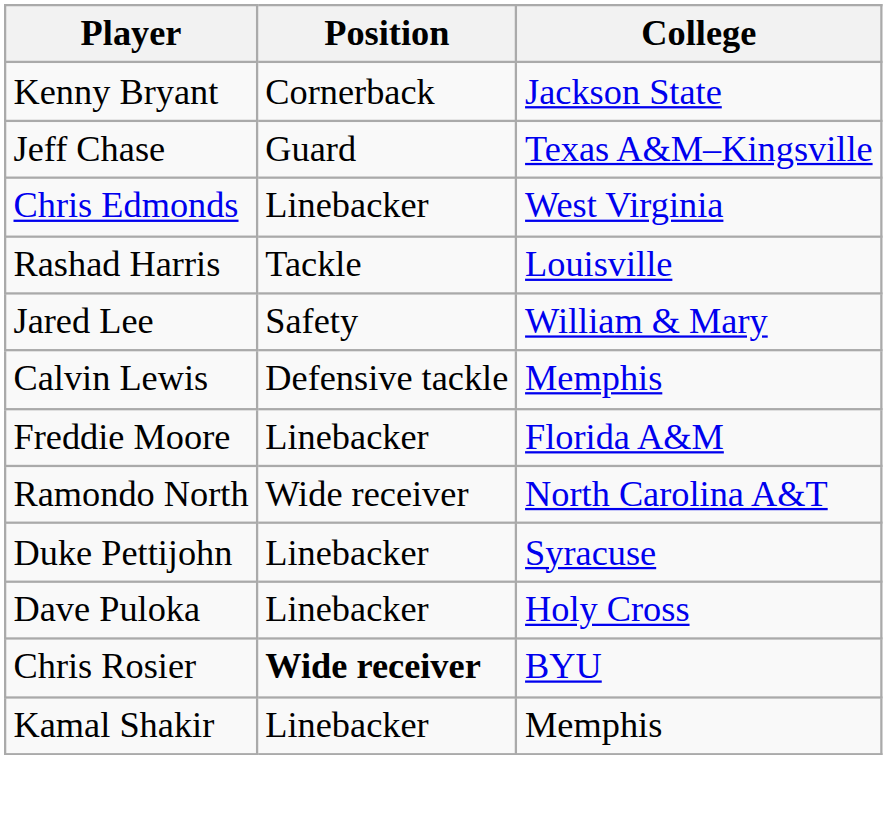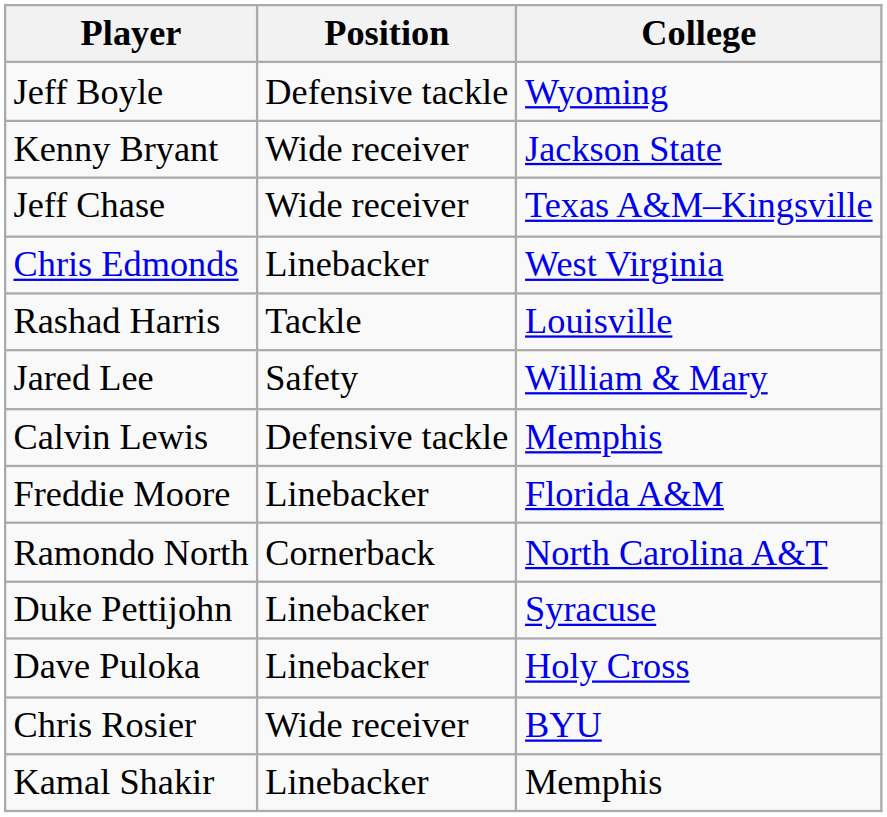+ row: (88, 90)
(350, 90) Cornerback -> (367, 148) Wide receiver
(311, 148) Guard -> (367, 206) Wide receiver
(367, 494) Wide receiver -> (350, 551) Cornerback
(373, 666) bold -> (367, 724) normal
